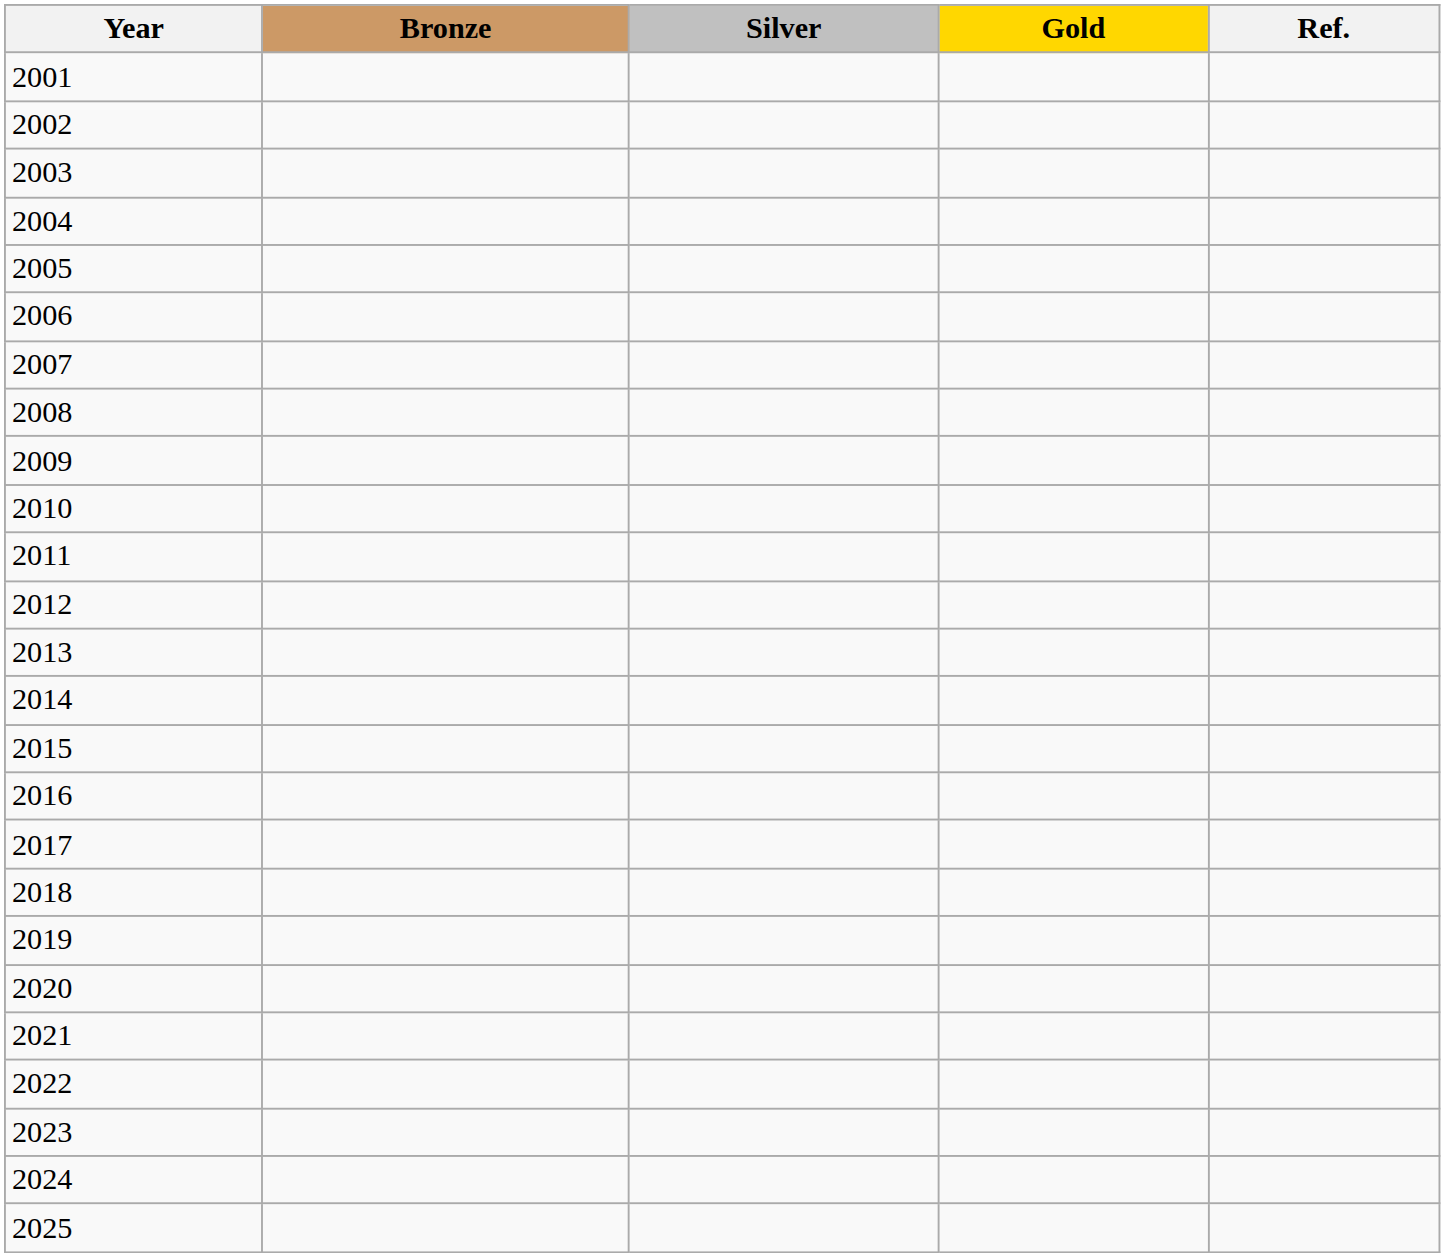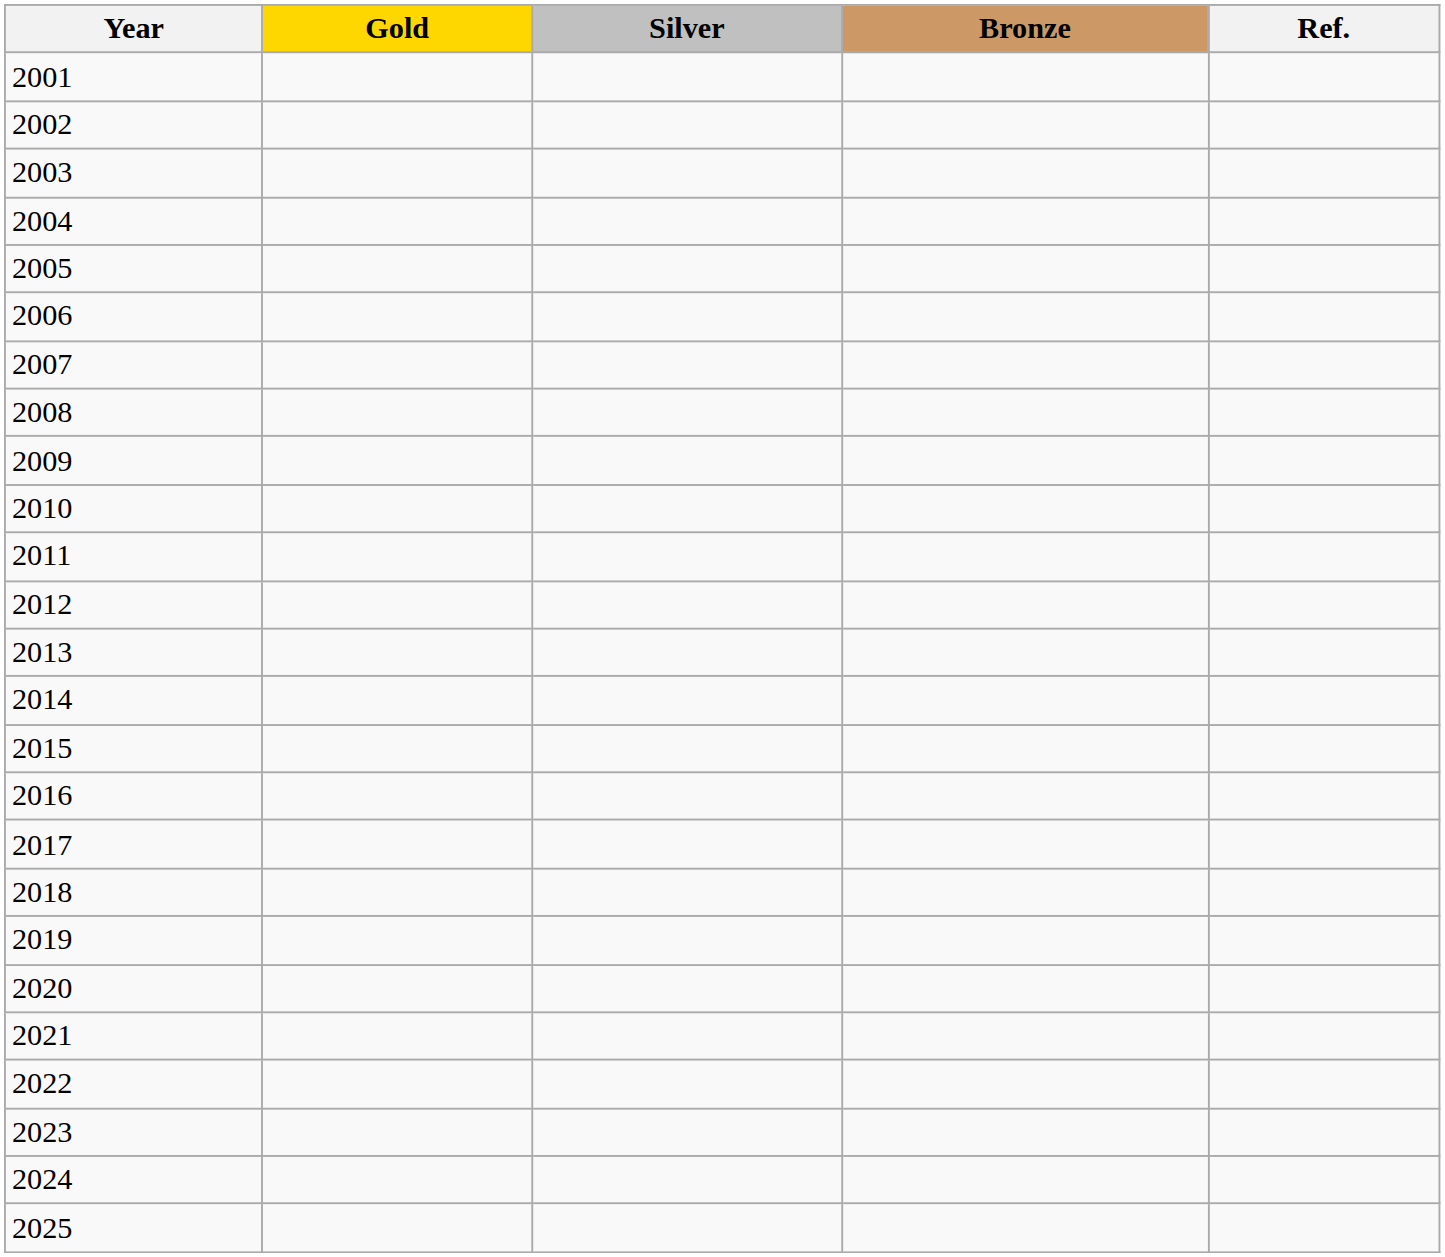columns swapped: (1073, 28) <-> (446, 28)
